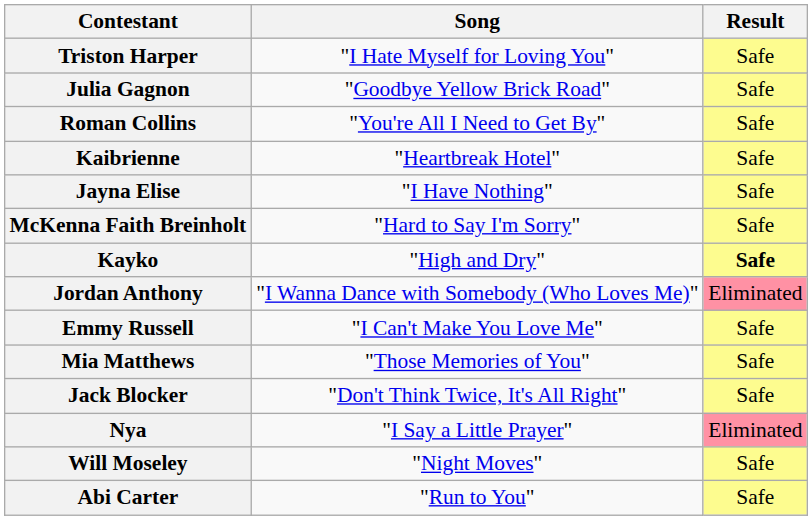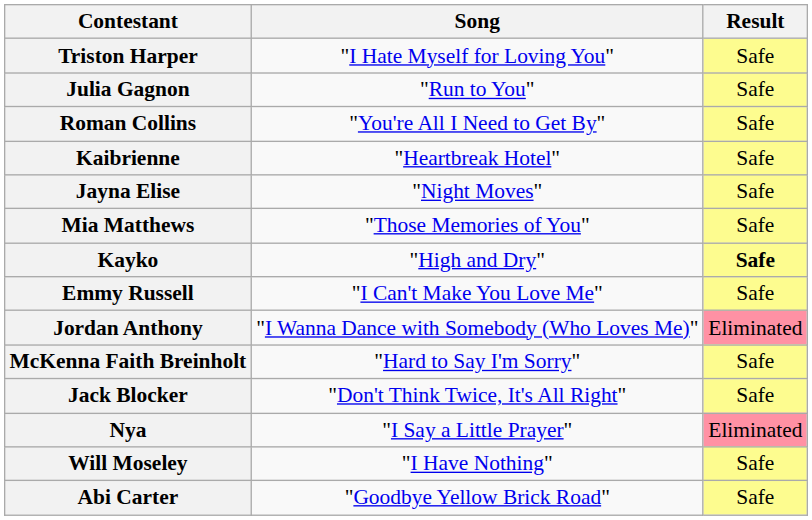(477, 89) "Goodbye Yellow Brick Road" -> (477, 89) "Run to You"
(477, 191) "I Have Nothing" -> (477, 191) "Night Moves"
rows swapped: (128, 361) <-> (128, 225)
rows swapped: (128, 327) <-> (128, 293)
(477, 463) "Night Moves" -> (477, 463) "I Have Nothing"
(477, 497) "Run to You" -> (477, 497) "Goodbye Yellow Brick Road"
